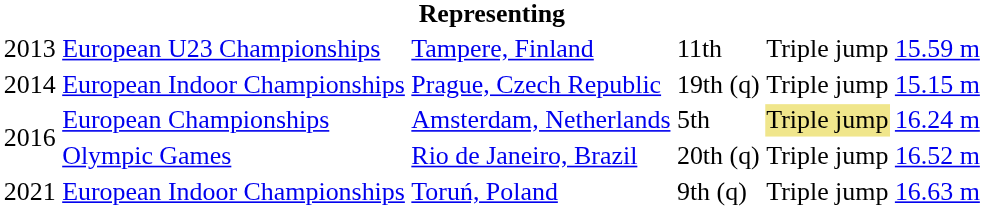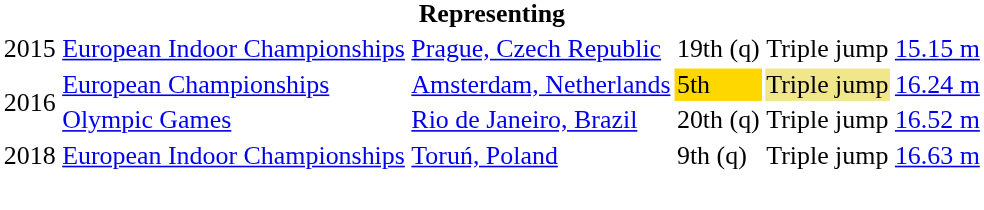- row: (503, 48)
(30, 84) 2014 -> (30, 48) 2015
(694, 120) no background -> (694, 84) gold background
(30, 191) 2021 -> (30, 155) 2018
